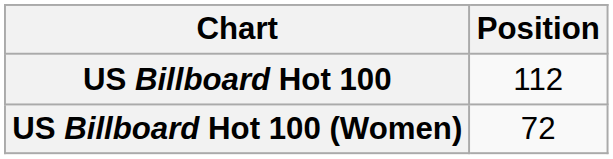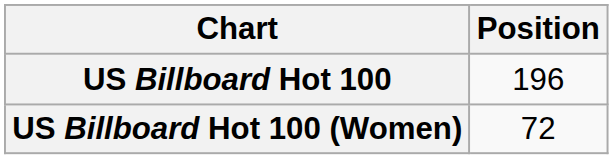(538, 78) 112 -> (538, 78) 196
